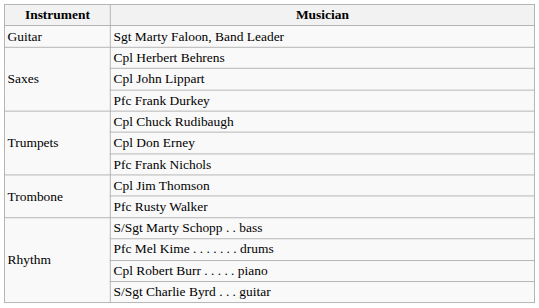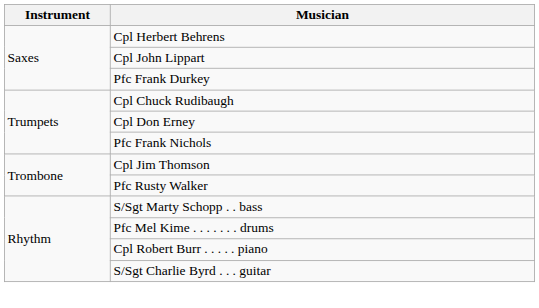- row: (199, 36)
